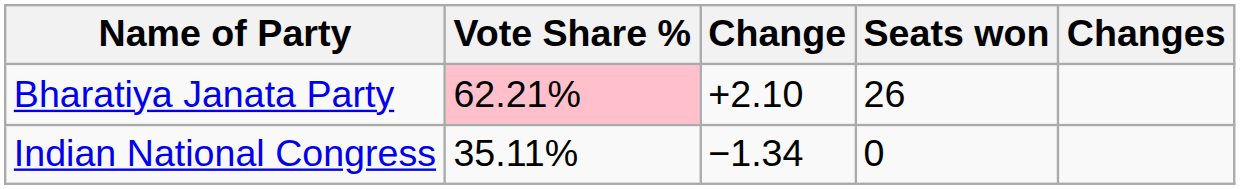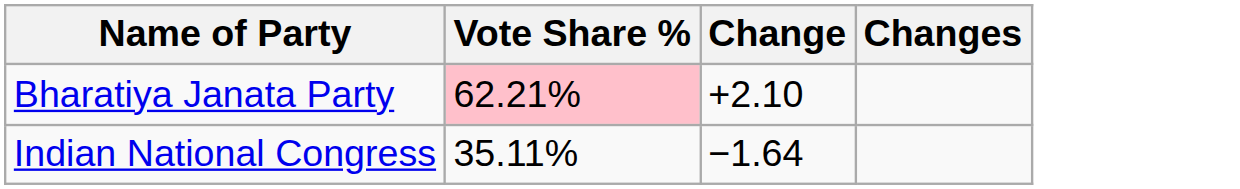- column: (956, 34)
(756, 153) −1.34 -> (756, 153) −1.64
